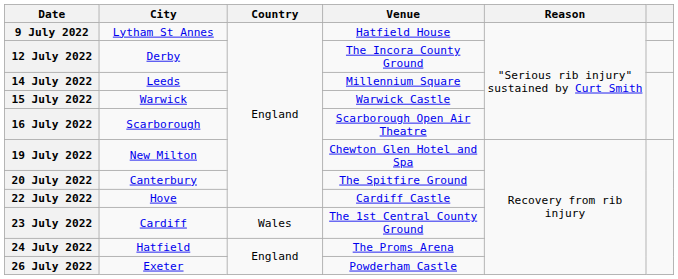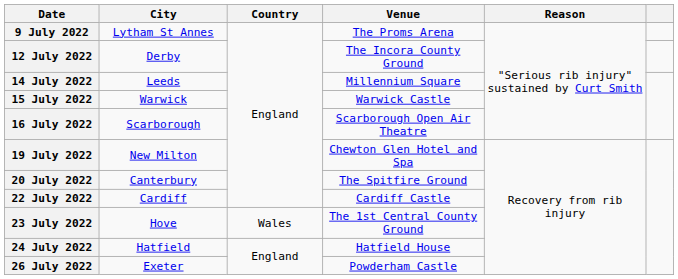(403, 32) Hatfield House -> (403, 32) The Proms Arena
(163, 198) Hove -> (163, 198) Cardiff
(163, 223) Cardiff -> (163, 223) Hove
(403, 247) The Proms Arena -> (403, 247) Hatfield House
